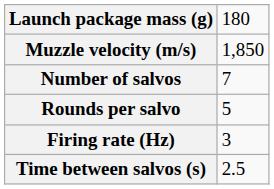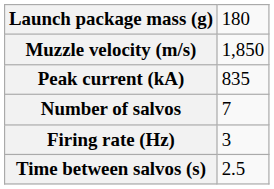+ row: (111, 79)
- row: (111, 109)
